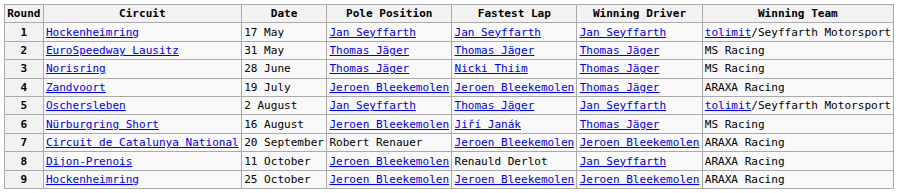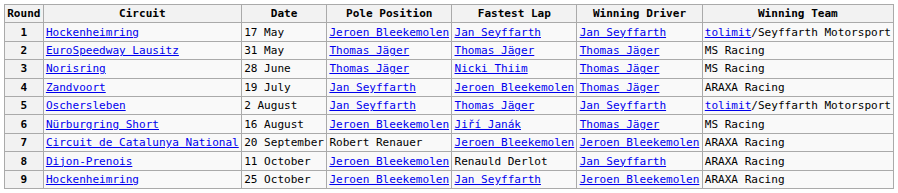(373, 32) Jan Seyffarth -> (389, 32) Jeroen Bleekemolen
(389, 87) Jeroen Bleekemolen -> (373, 87) Jan Seyffarth
(514, 179) Jeroen Bleekemolen -> (498, 179) Jan Seyffarth
